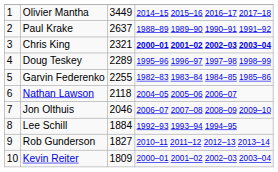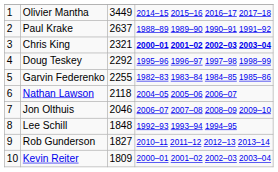(121, 61) 2289 -> (121, 61) 2292
(121, 126) 1884 -> (121, 126) 1848
